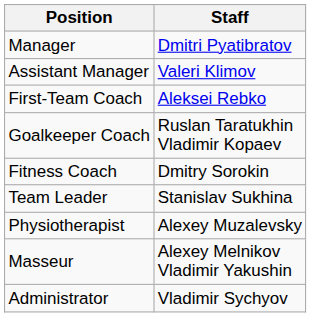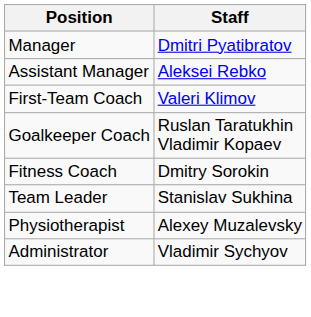(207, 71) Valeri Klimov -> (212, 71) Aleksei Rebko
(212, 98) Aleksei Rebko -> (207, 98) Valeri Klimov
- row: (41, 261)
